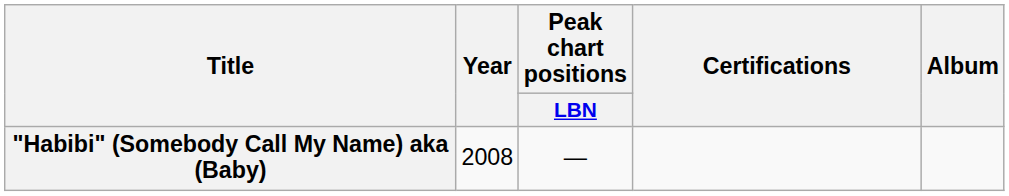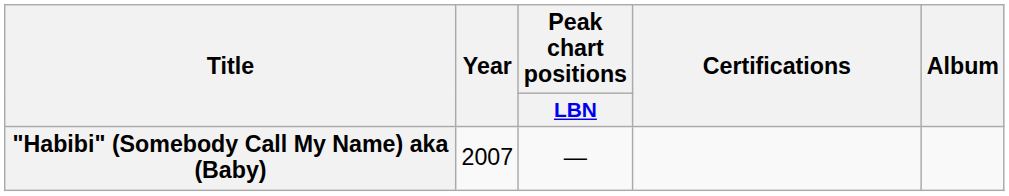(487, 157) 2008 -> (487, 157) 2007
